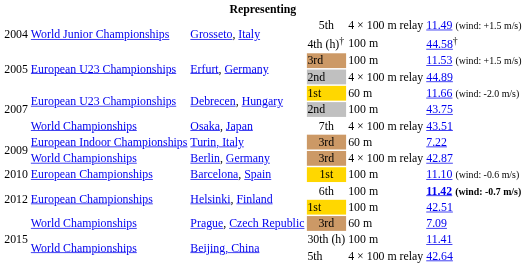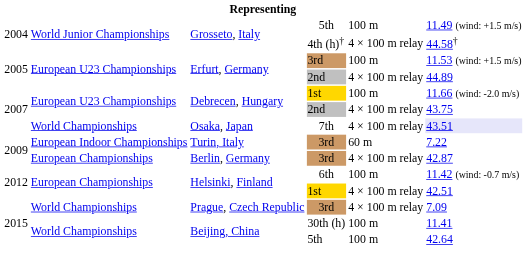(386, 25) 4 × 100 m relay -> (363, 25) 100 m
(363, 43) 100 m -> (386, 43) 4 × 100 m relay
(360, 93) 60 m -> (363, 93) 100 m
(363, 109) 100 m -> (386, 109) 4 × 100 m relay
(440, 126) no background -> (440, 126) lavender background
(84, 158) World Championships -> (92, 158) European Championships
- row: (231, 175)
(474, 191) bold -> (473, 175) normal
(363, 207) 100 m -> (386, 191) 4 × 100 m relay
(360, 223) 60 m -> (386, 207) 4 × 100 m relay
(386, 256) 4 × 100 m relay -> (363, 240) 100 m
